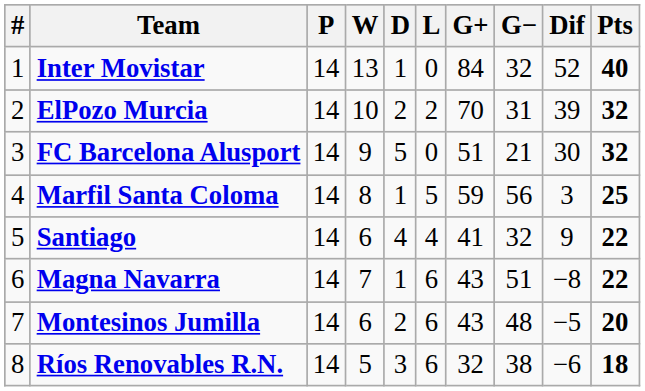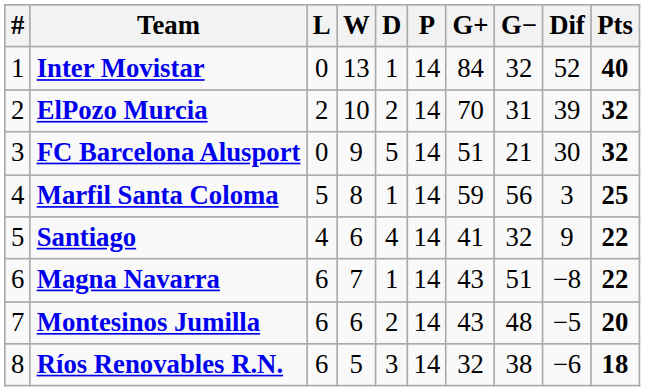columns swapped: (326, 25) <-> (431, 25)
